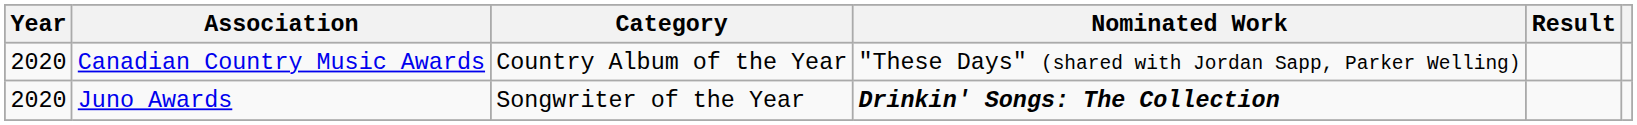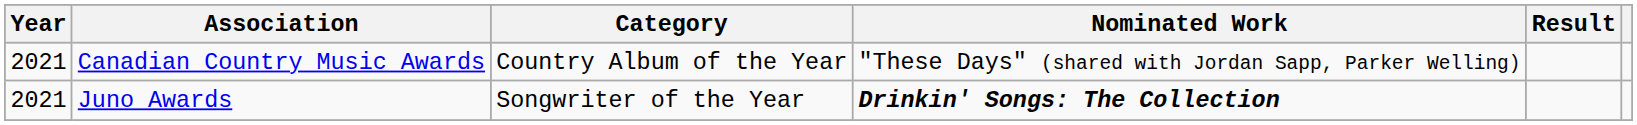(39, 62) 2020 -> (39, 62) 2021
(39, 100) 2020 -> (39, 100) 2021
